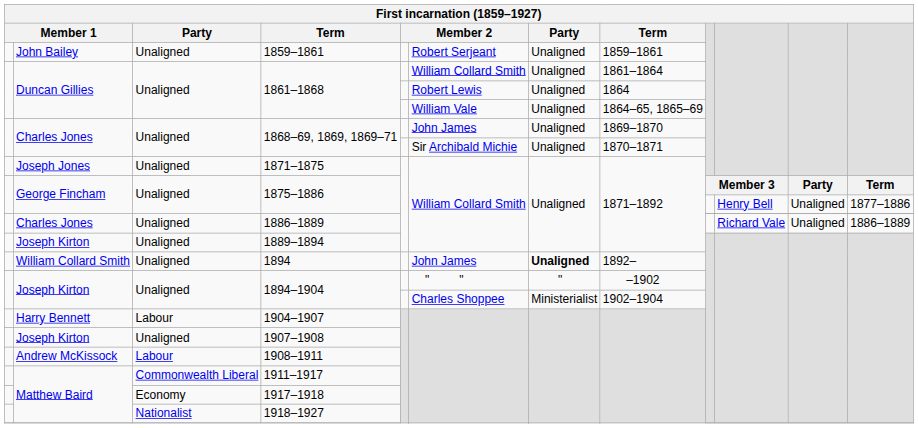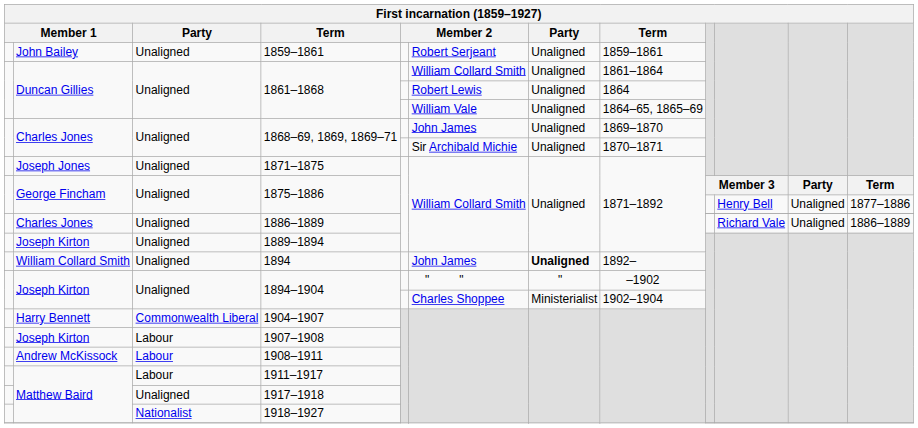(154, 318) Labour -> (197, 318) Commonwealth Liberal
(163, 337) Unaligned -> (154, 337) Labour
(197, 375) Commonwealth Liberal -> (154, 375) Labour
(161, 394) Economy -> (163, 394) Unaligned
